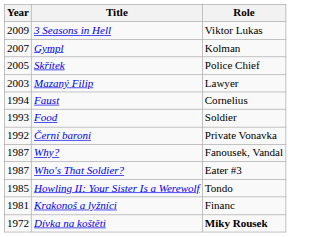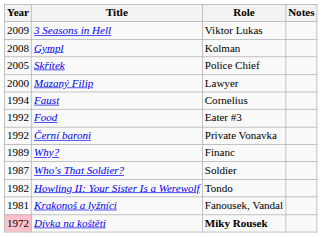+ column: (301, 13)
(18, 48) 2007 -> (18, 48) 2008
(18, 83) 2003 -> (18, 83) 2000
(18, 118) 1993 -> (18, 118) 1992
(221, 118) Soldier -> (223, 118) Eater #3
(18, 153) 1987 -> (18, 153) 1989
(244, 153) Fanousek, Vandal -> (220, 153) Financ
(223, 170) Eater #3 -> (221, 170) Soldier
(18, 188) 1985 -> (18, 188) 1982
(220, 205) Financ -> (244, 205) Fanousek, Vandal
(18, 223) no background -> (18, 223) pink background
